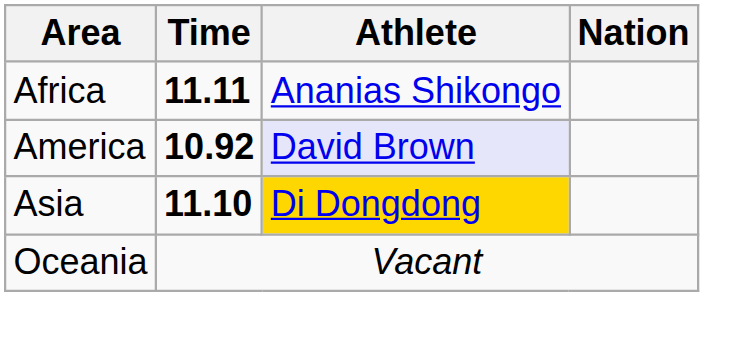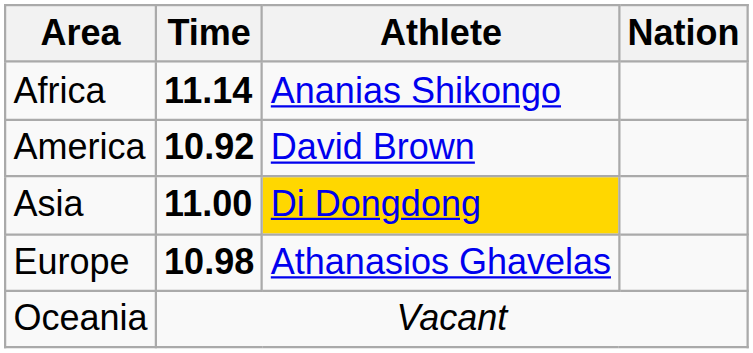(207, 90) 11.11 -> (208, 90) 11.14
(373, 147) lavender background -> (373, 147) no background
(208, 204) 11.10 -> (208, 204) 11.00
+ row: (71, 261)
